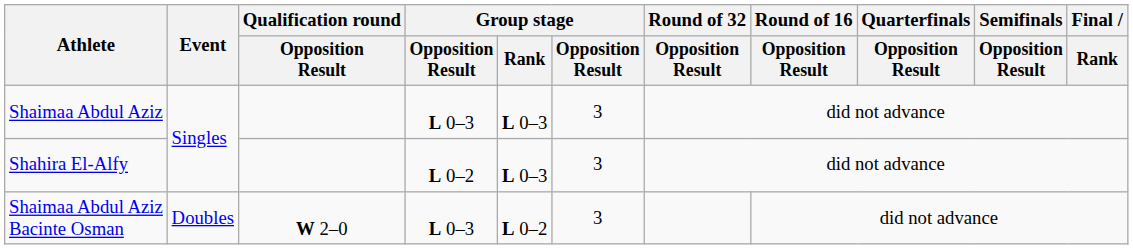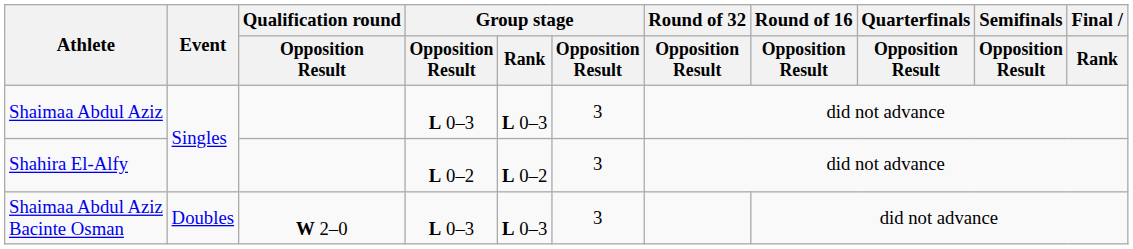(525, 176) L 0–3 -> (525, 176) L 0–2
(525, 229) L 0–2 -> (525, 229) L 0–3
